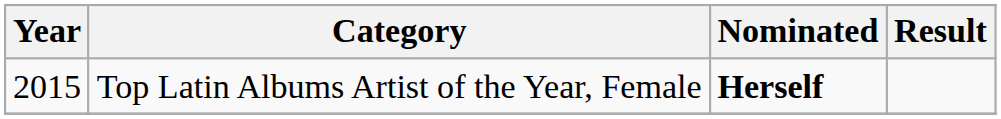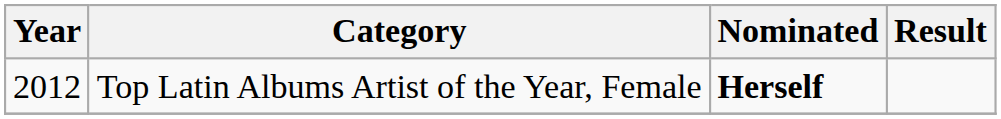(47, 85) 2015 -> (47, 85) 2012
